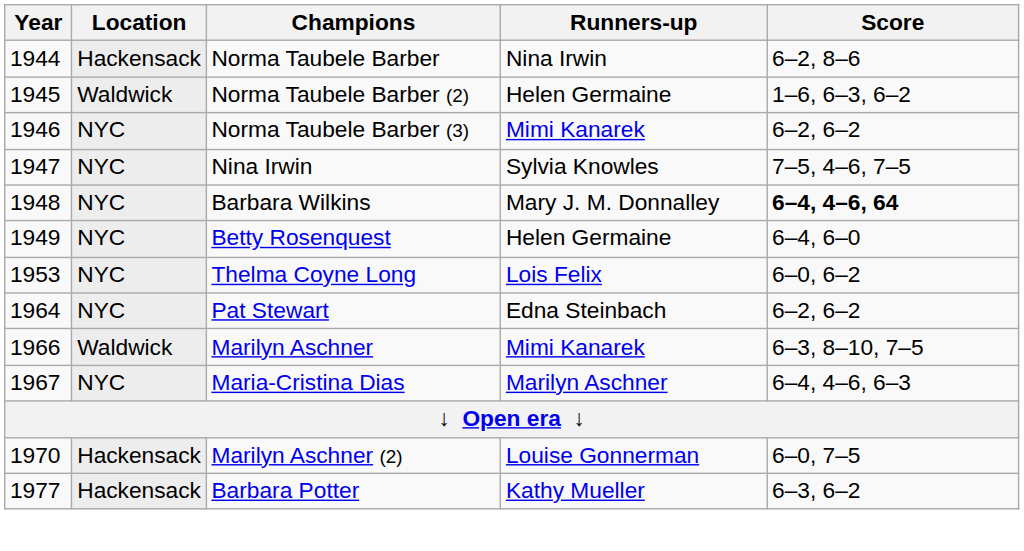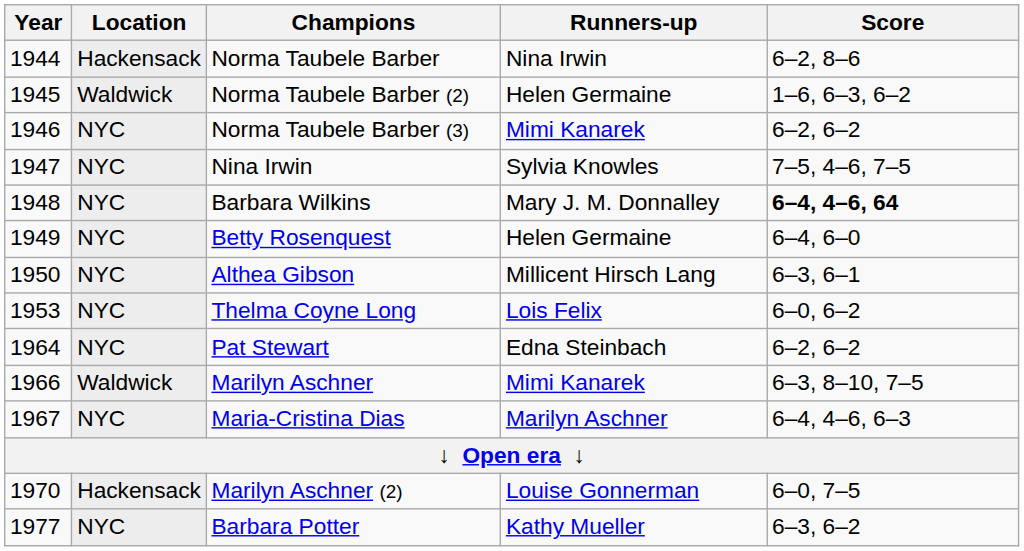+ row: (283, 274)
(139, 490) Hackensack -> (101, 526) NYC
